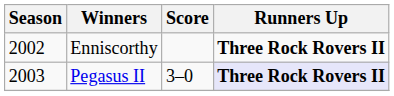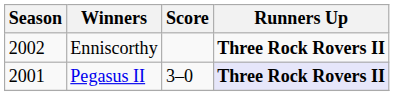(27, 76) 2003 -> (27, 76) 2001
